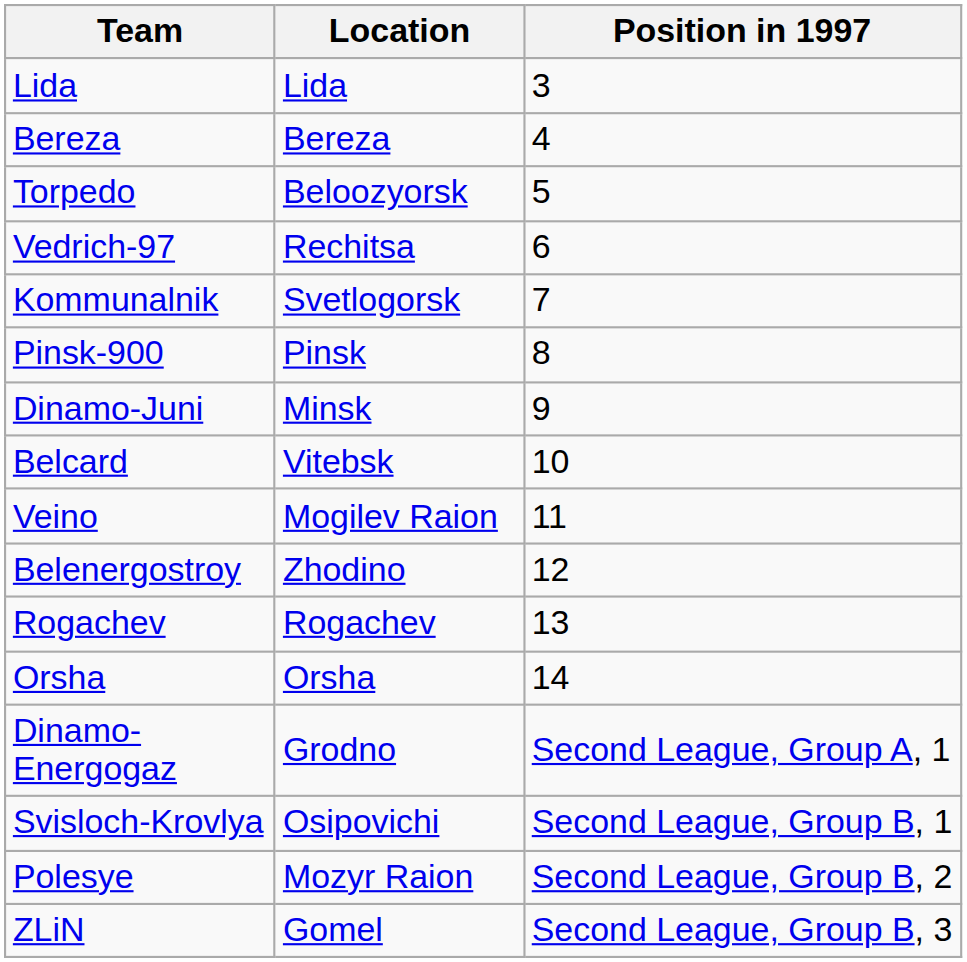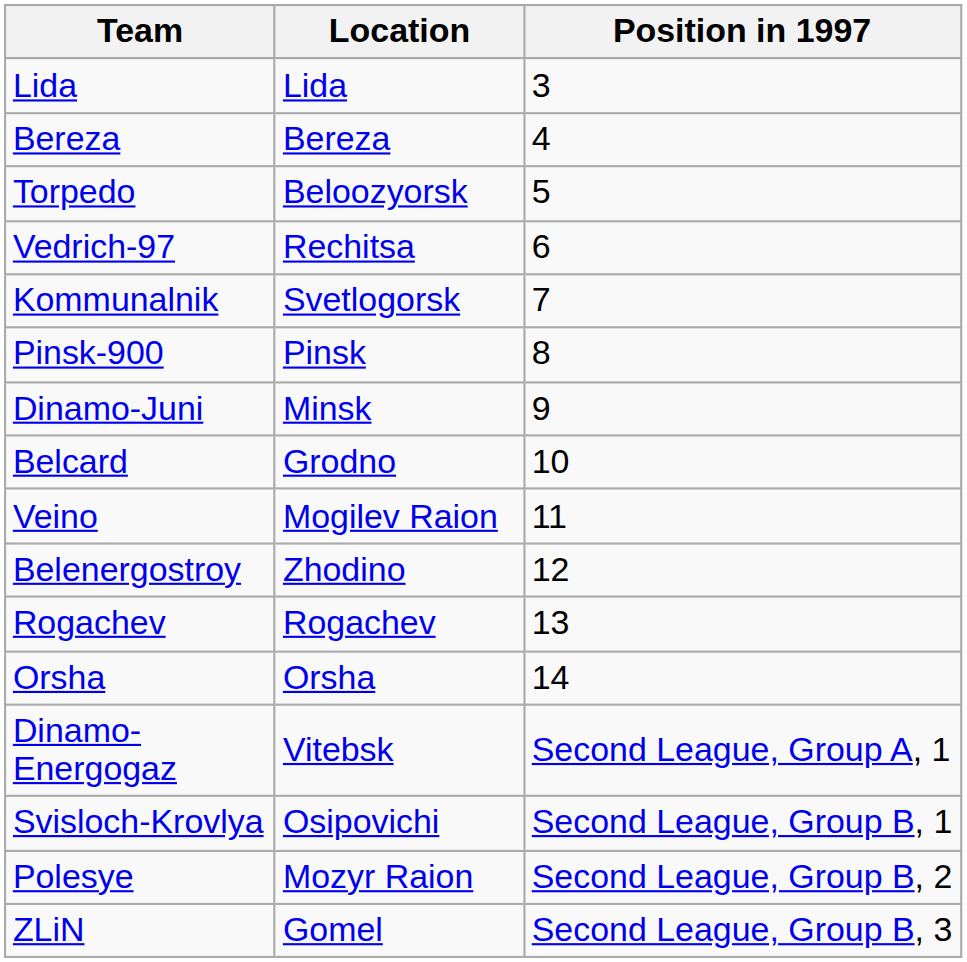(338, 461) Vitebsk -> (339, 461) Grodno
(339, 749) Grodno -> (338, 749) Vitebsk
